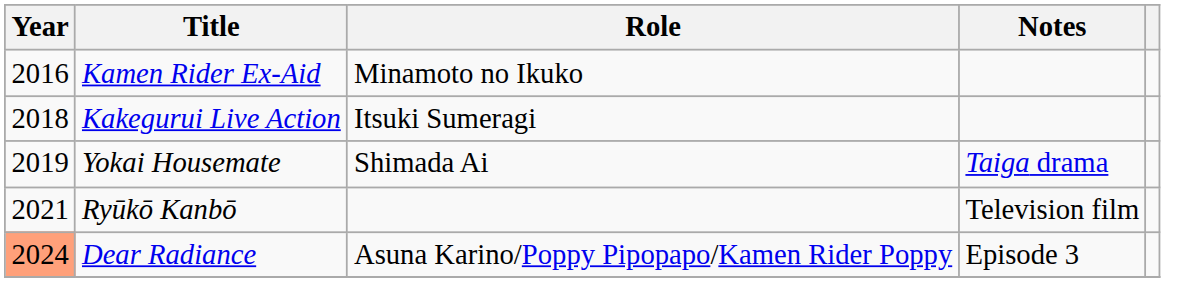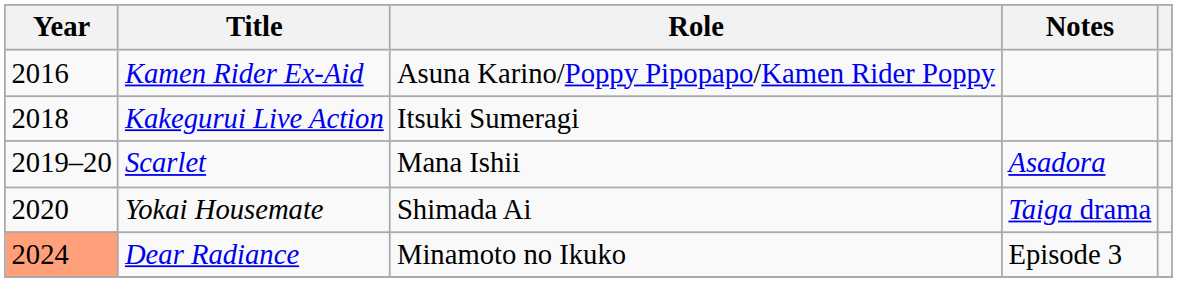(469, 72) Minamoto no Ikuko -> (696, 72) Asuna Karino/Poppy Pipopapo/Kamen Rider Poppy
+ row: (166, 163)
(40, 163) 2019 -> (40, 208) 2020
- row: (159, 208)
(653, 254) Asuna Karino/Poppy Pipopapo/Kamen Rider Poppy -> (511, 254) Minamoto no Ikuko
